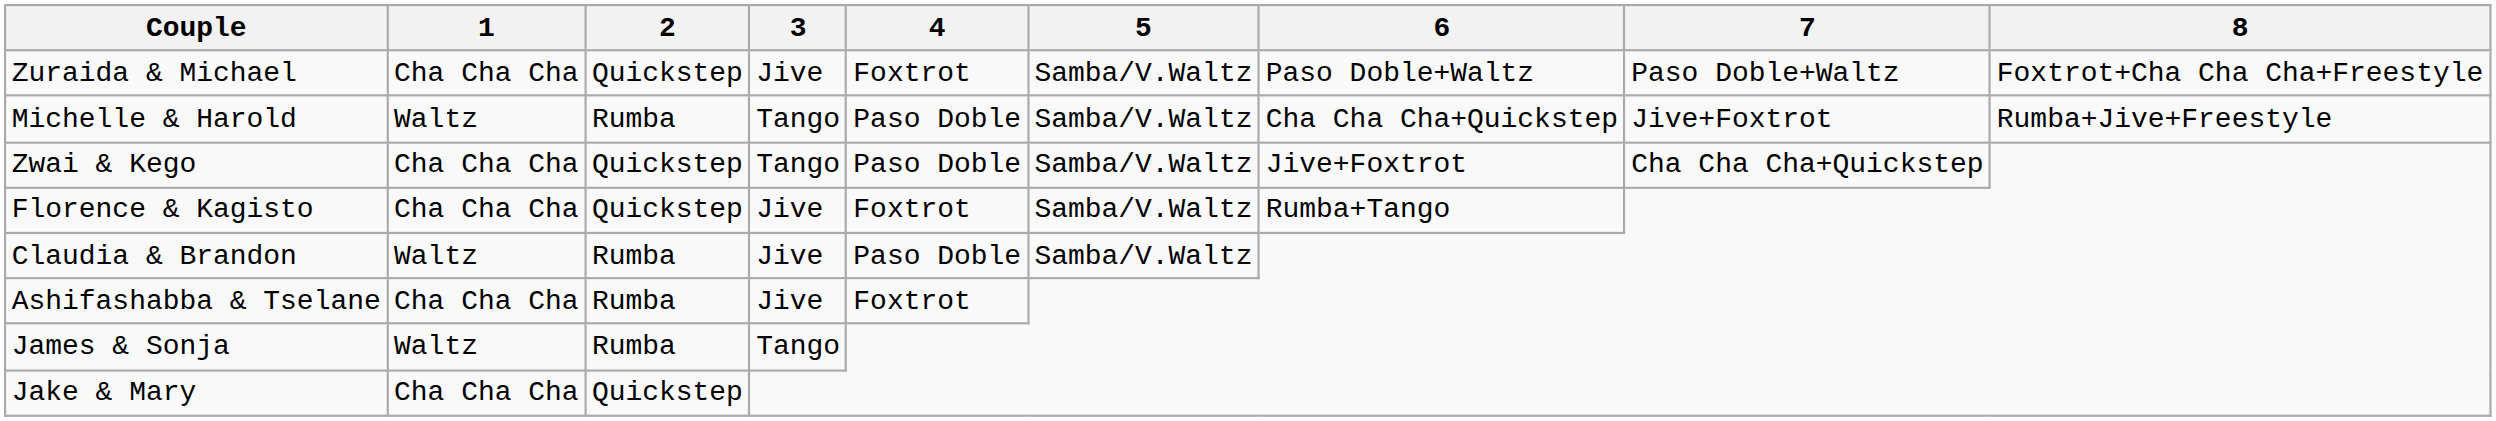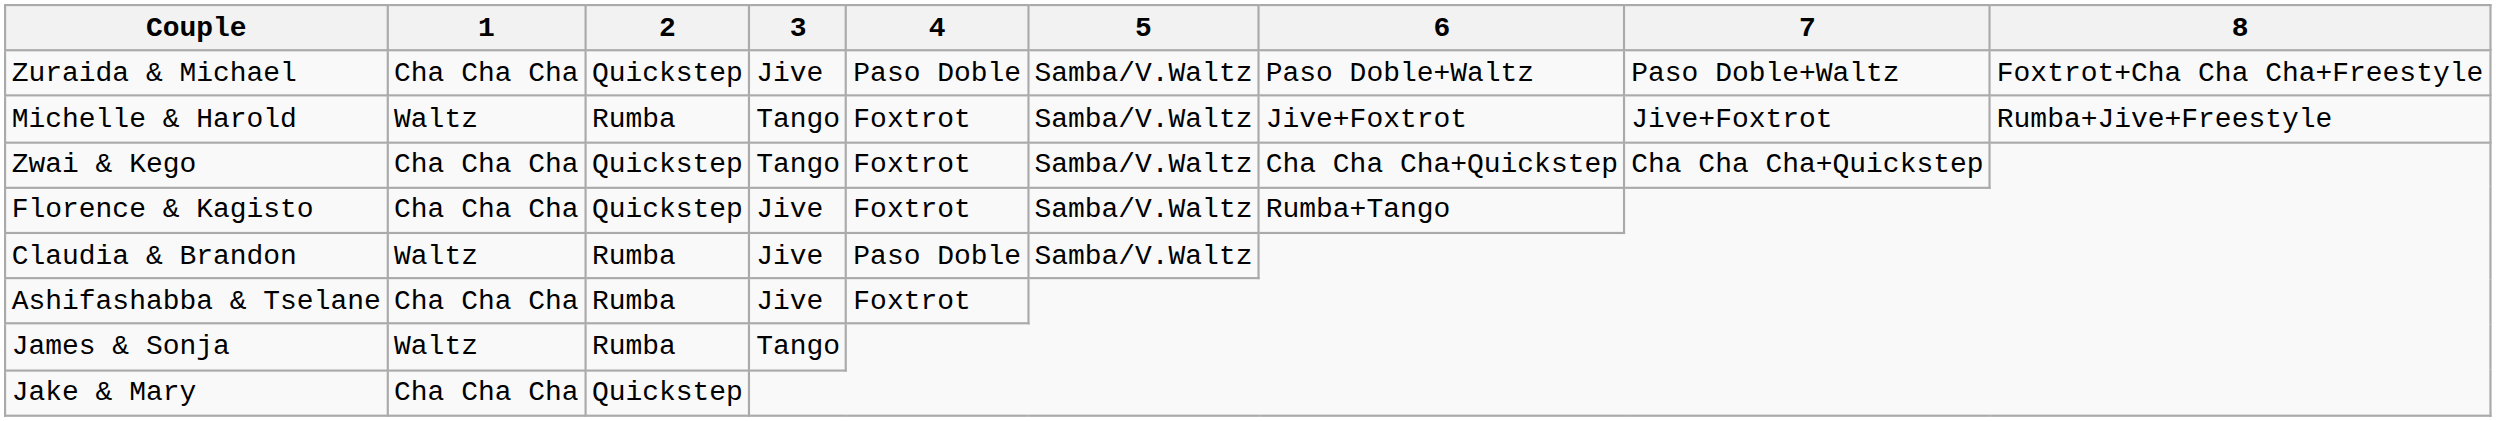(912, 73) Foxtrot -> (937, 73) Paso Doble
(937, 119) Paso Doble -> (912, 119) Foxtrot
(1442, 119) Cha Cha Cha+Quickstep -> (1366, 119) Jive+Foxtrot
(937, 165) Paso Doble -> (912, 165) Foxtrot
(1366, 165) Jive+Foxtrot -> (1442, 165) Cha Cha Cha+Quickstep
